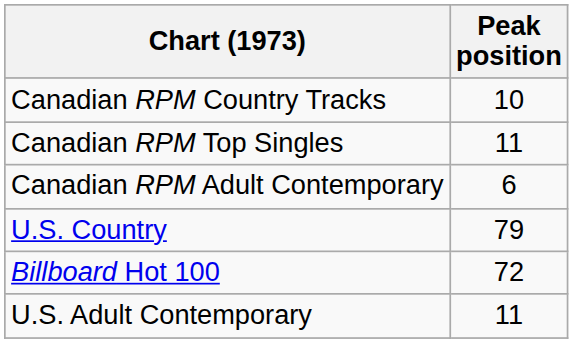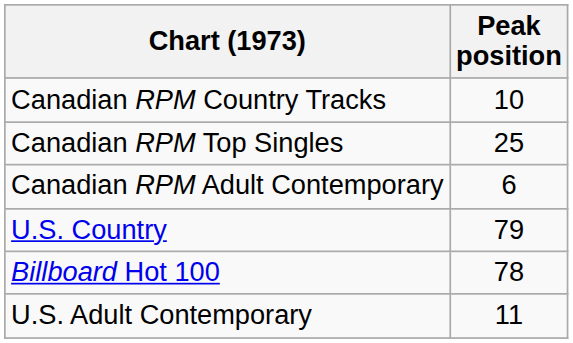(509, 142) 11 -> (509, 142) 25
(509, 272) 72 -> (509, 272) 78
